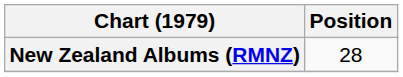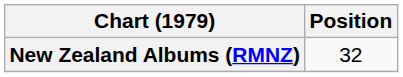(351, 54) 28 -> (351, 54) 32
